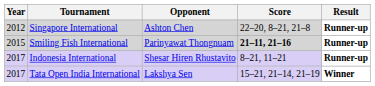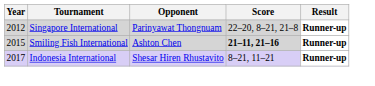(169, 28) Ashton Chen -> (177, 28) Parinyawat Thongnuam
(189, 43) Parinyawat Thongnuam -> (157, 43) Ashton Chen
- row: (85, 74)
